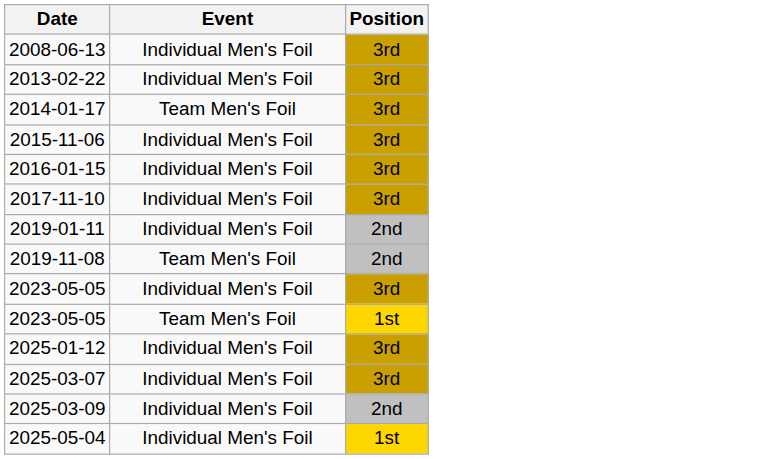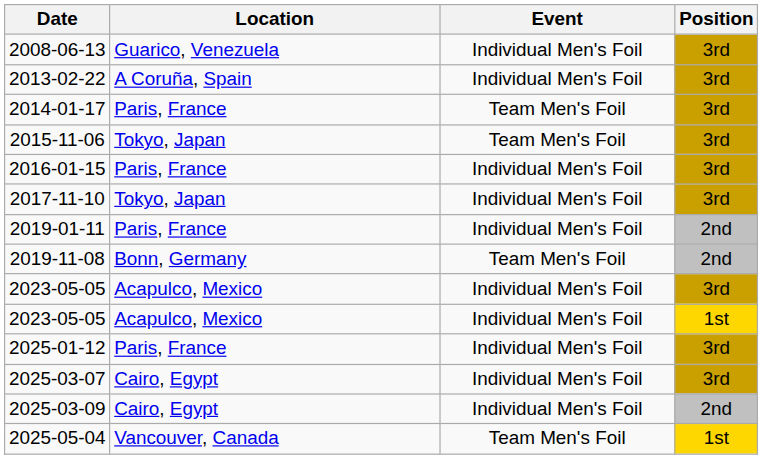+ column: (275, 19)
(227, 139) Individual Men's Foil -> (557, 139) Team Men's Foil
(227, 318) Team Men's Foil -> (557, 318) Individual Men's Foil
(227, 438) Individual Men's Foil -> (557, 438) Team Men's Foil
